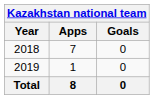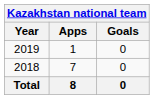rows swapped: (27, 49) <-> (27, 67)
